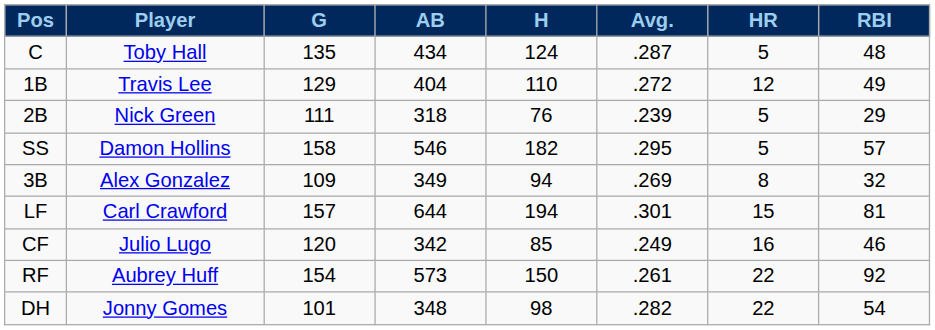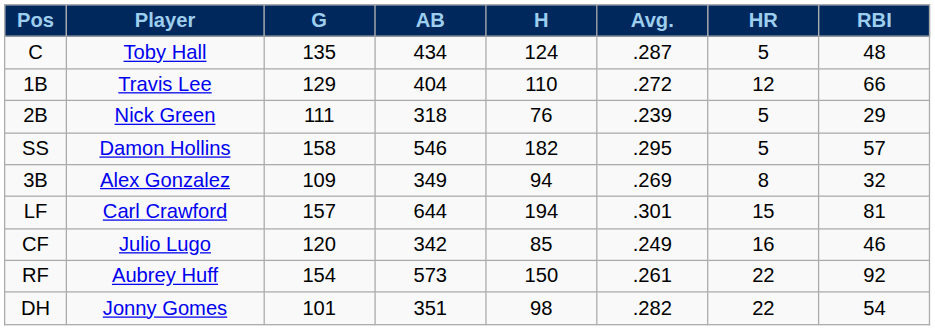(874, 84) 49 -> (874, 84) 66
(430, 308) 348 -> (430, 308) 351
